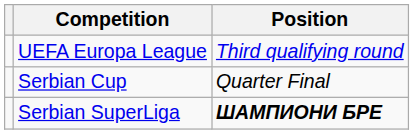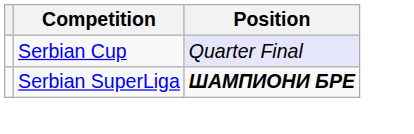- row: (113, 50)
(273, 81) no background -> (246, 50) lavender background
